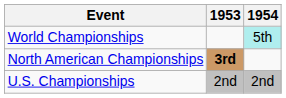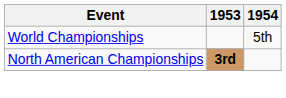(263, 37) paleturquoise background -> (263, 37) no background
- row: (71, 81)
